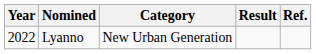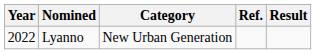columns swapped: (258, 15) <-> (295, 15)
